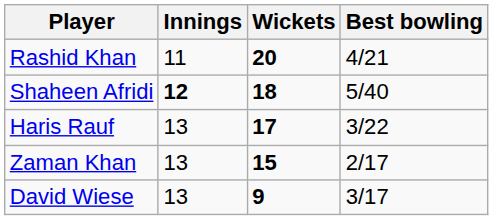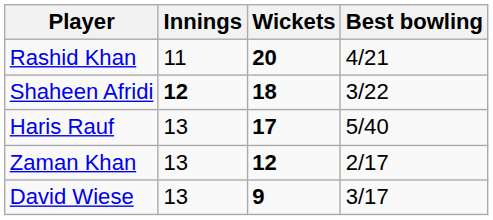(367, 92) 5/40 -> (367, 92) 3/22
(367, 127) 3/22 -> (367, 127) 5/40
(265, 162) 15 -> (265, 162) 12
